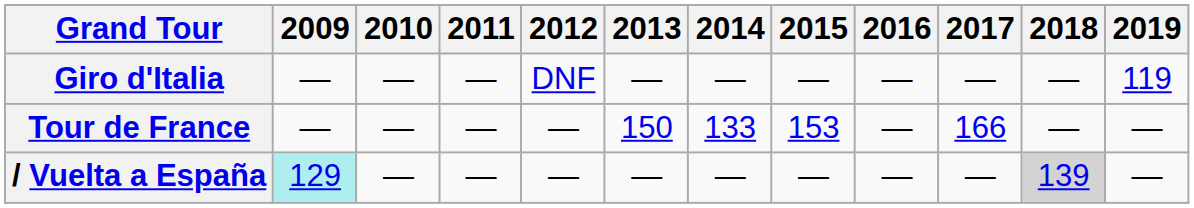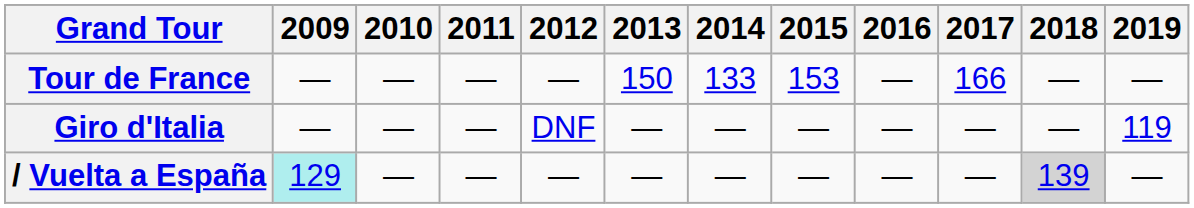rows swapped: (139, 78) <-> (139, 127)
